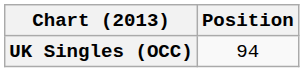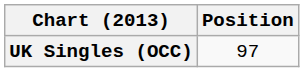(248, 51) 94 -> (248, 51) 97
